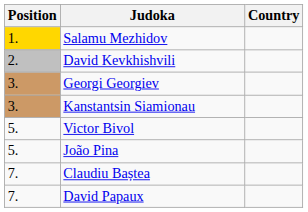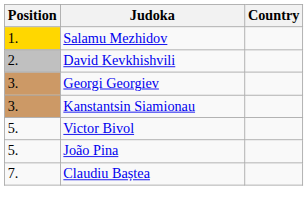- row: (103, 196)
